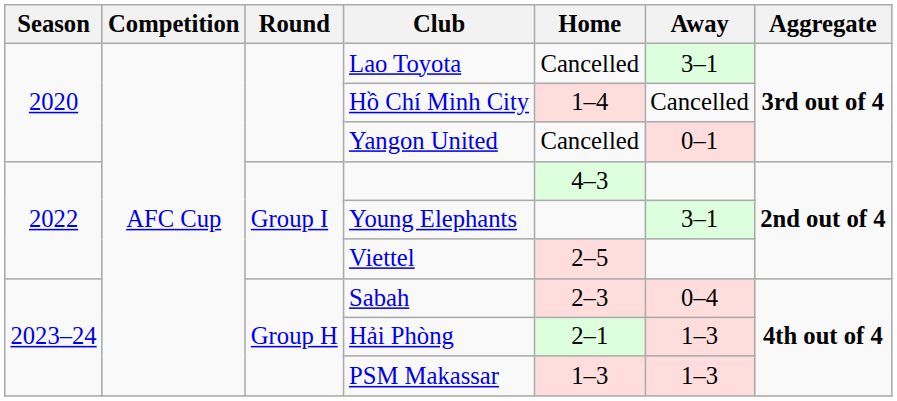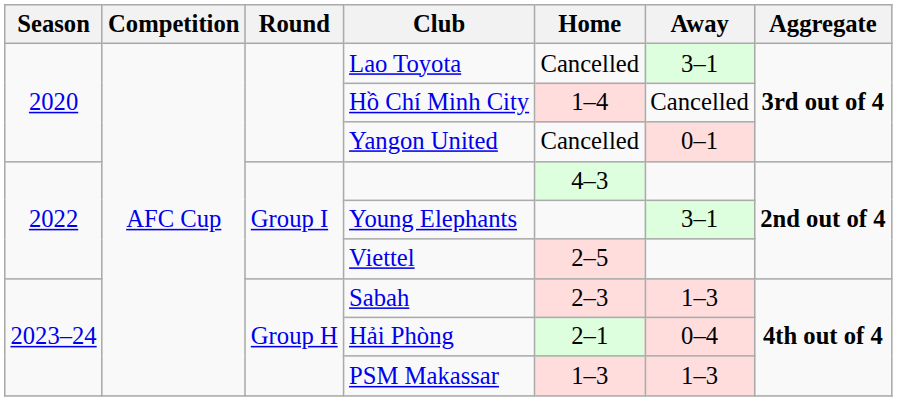(700, 297) 0–4 -> (700, 297) 1–3
(700, 336) 1–3 -> (700, 336) 0–4
